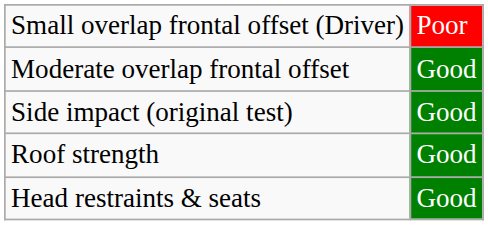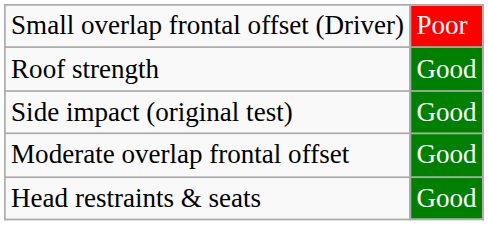rows swapped: (180, 68) <-> (85, 154)
